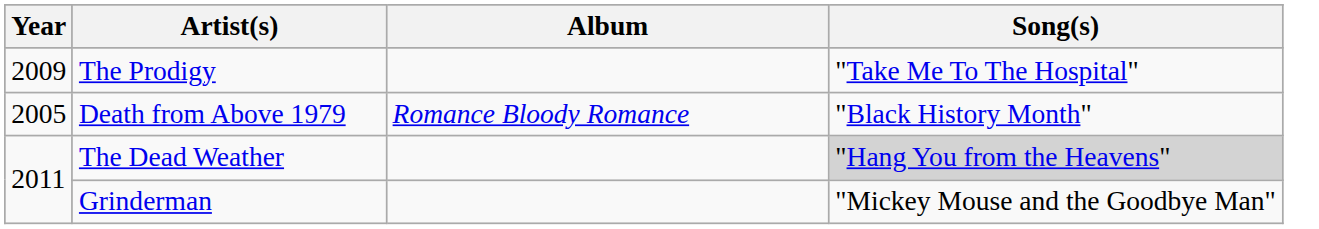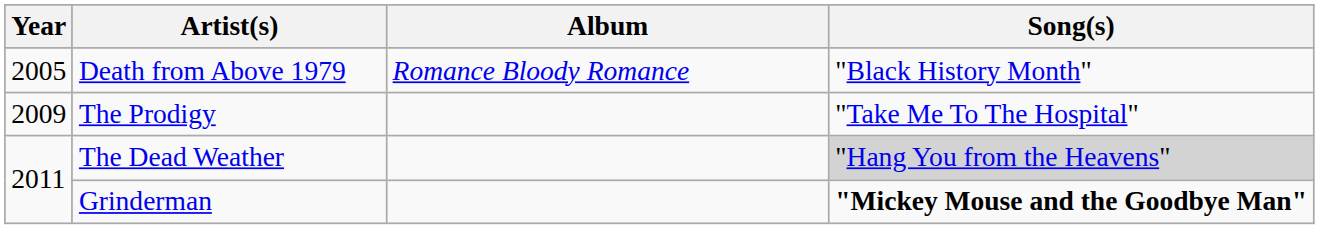rows swapped: (212, 113) <-> (147, 69)
(1056, 200) normal -> (1071, 200) bold
